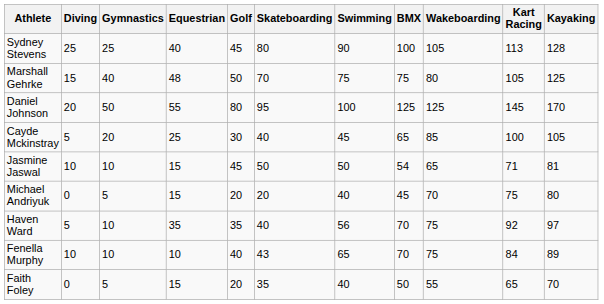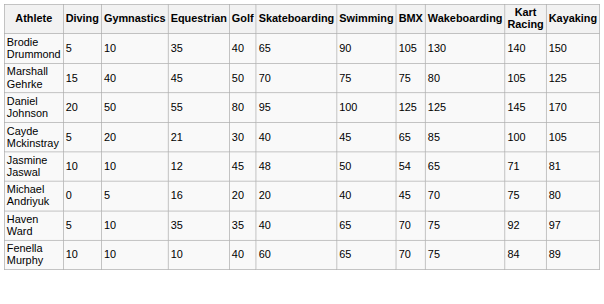+ row: (34, 48)
- row: (27, 48)
(175, 78) 48 -> (177, 78) 45
(175, 137) 25 -> (177, 137) 21
(175, 166) 15 -> (177, 166) 12
(263, 166) 50 -> (265, 166) 48
(175, 196) 15 -> (177, 196) 16
(343, 225) 56 -> (345, 225) 65
(263, 255) 43 -> (265, 255) 60
- row: (20, 284)
